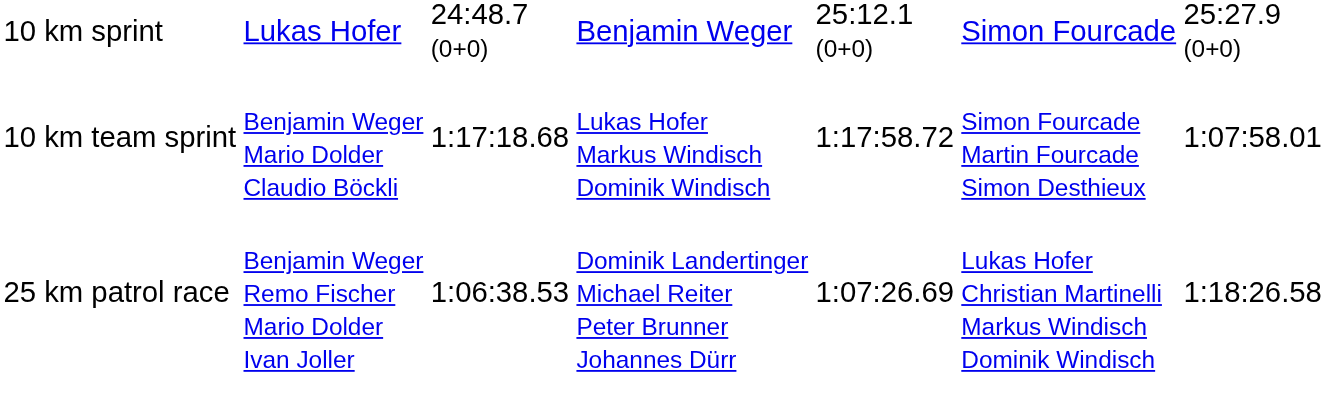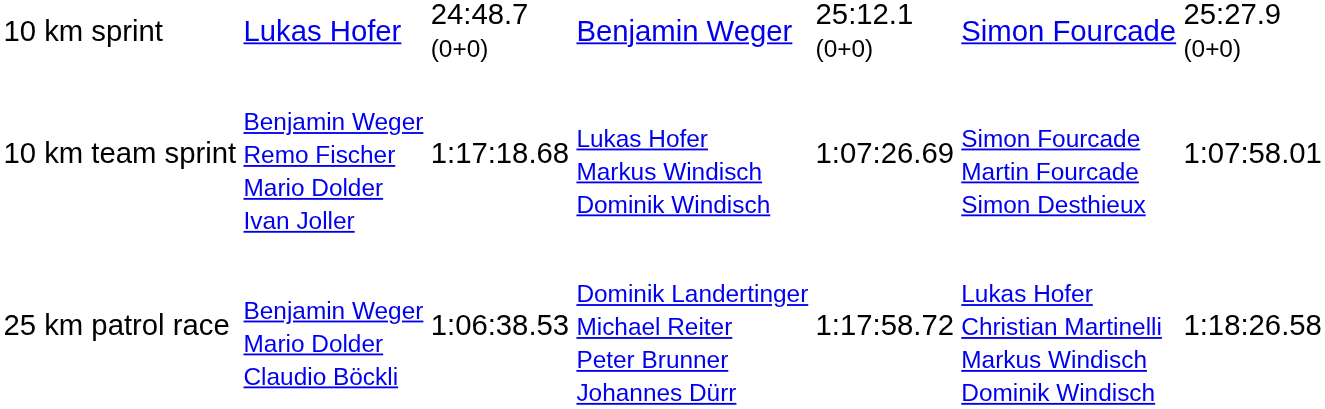(333, 155) Benjamin Weger Mario Dolder Claudio Böckli -> (333, 171) Benjamin Weger Remo Fischer Mario Dolder Ivan Joller
(885, 137) 1:17:58.72 -> (885, 153) 1:07:26.69
(333, 311) Benjamin Weger Remo Fischer Mario Dolder Ivan Joller -> (333, 343) Benjamin Weger Mario Dolder Claudio Böckli
(885, 292) 1:07:26.69 -> (885, 325) 1:17:58.72
